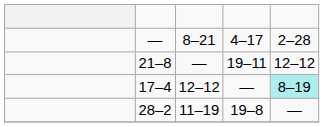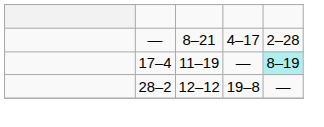- row: (155, 63)
(199, 87) 12–12 -> (199, 63) 11–19
(199, 110) 11–19 -> (199, 87) 12–12
